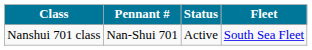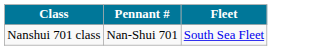- column: (201, 14)
